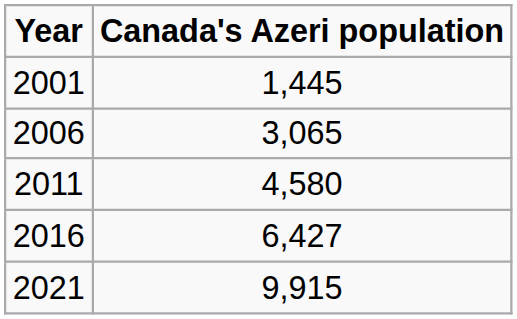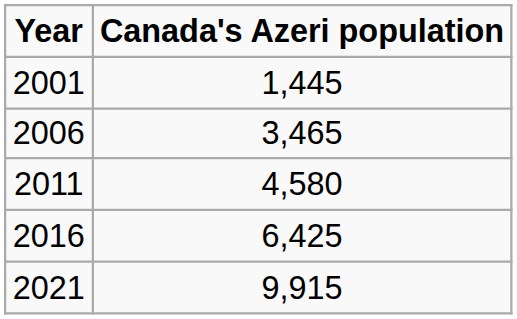(302, 133) 3,065 -> (302, 133) 3,465
(302, 236) 6,427 -> (302, 236) 6,425
